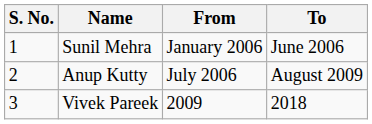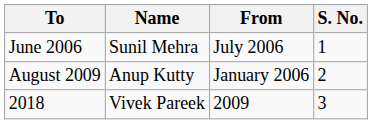columns swapped: (31, 18) <-> (317, 18)
(214, 47) January 2006 -> (248, 47) July 2006
(202, 75) July 2006 -> (261, 75) January 2006
